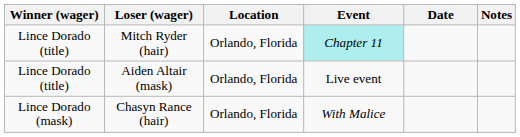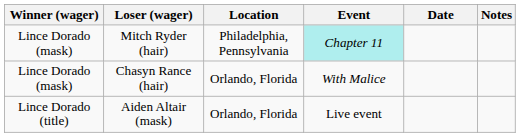(54, 43) Lince Dorado (title) -> (54, 43) Lince Dorado (mask)
(254, 43) Orlando, Florida -> (254, 43) Philadelphia, Pennsylvania
rows swapped: (154, 78) <-> (154, 114)
